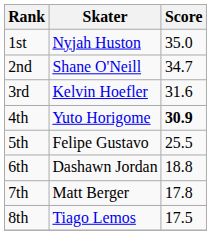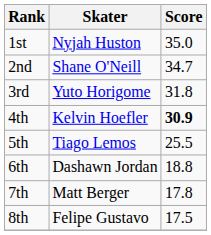(100, 92) Kelvin Hoefler -> (101, 92) Yuto Horigome
(179, 92) 31.6 -> (179, 92) 31.8
(101, 117) Yuto Horigome -> (100, 117) Kelvin Hoefler
(101, 142) Felipe Gustavo -> (94, 142) Tiago Lemos
(94, 218) Tiago Lemos -> (101, 218) Felipe Gustavo
